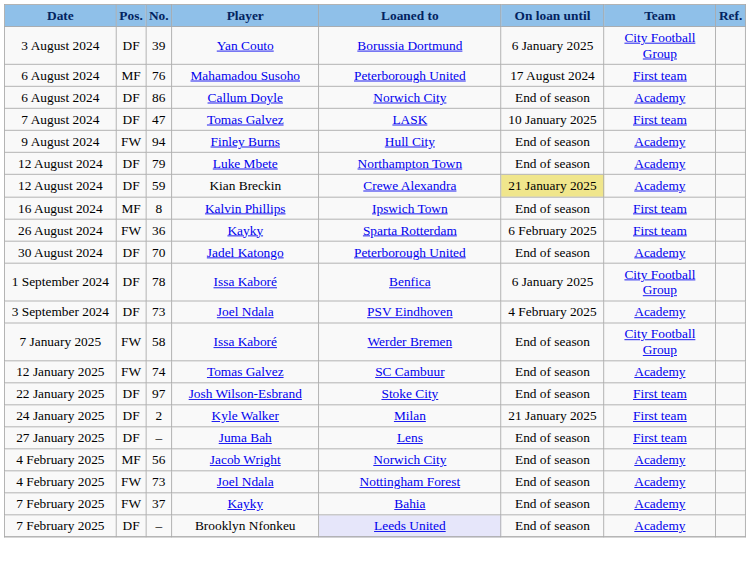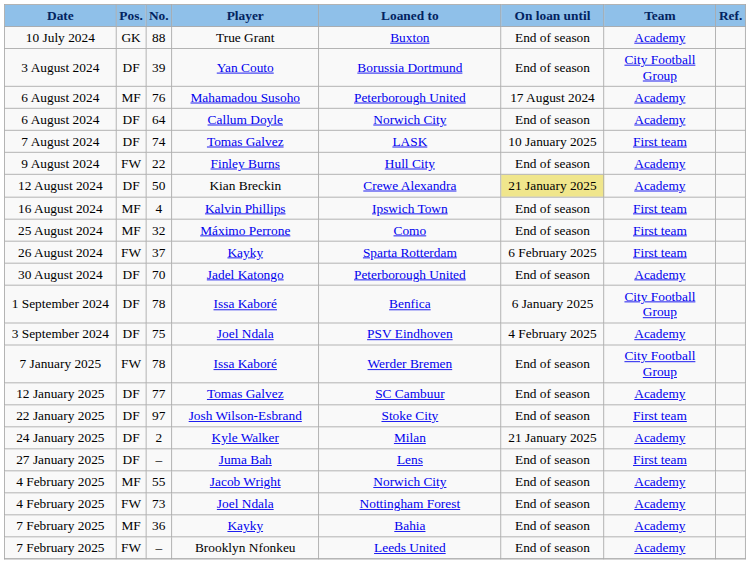+ row: (60, 37)
(552, 45) 6 January 2025 -> (552, 67) End of season
(660, 75) First team -> (660, 97) Academy
(159, 97) 86 -> (159, 119) 64
(159, 119) 47 -> (159, 141) 74
(159, 141) 94 -> (159, 163) 22
- row: (60, 163)
(159, 185) 59 -> (159, 185) 50
(159, 207) 8 -> (159, 207) 4
+ row: (60, 230)
(159, 230) 36 -> (159, 252) 37
(159, 312) 73 -> (159, 334) 75
(159, 342) 58 -> (159, 364) 78
(131, 372) FW -> (131, 394) DF
(159, 372) 74 -> (159, 394) 77
(660, 416) First team -> (660, 438) Academy
(159, 460) 56 -> (159, 482) 55
(131, 504) FW -> (131, 526) MF
(159, 504) 37 -> (159, 526) 36
(131, 526) DF -> (131, 548) FW
(410, 526) lavender background -> (410, 548) no background
